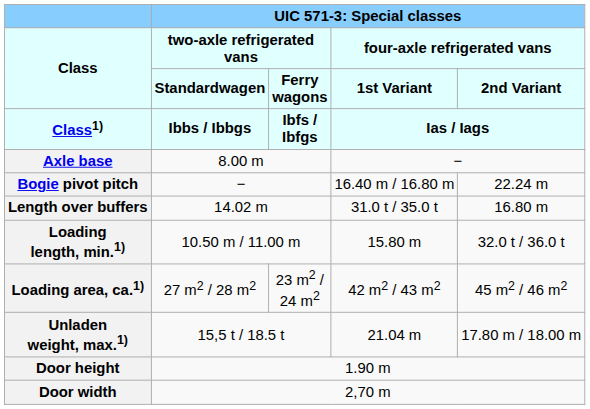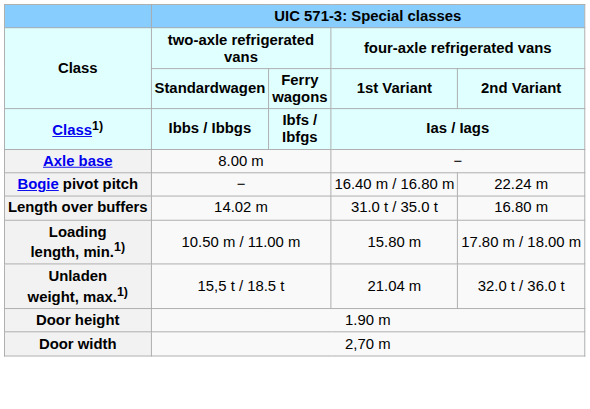(521, 242) 32.0 t / 36.0 t -> (521, 242) 17.80 m / 18.00 m
- row: (78, 288)
(521, 334) 17.80 m / 18.00 m -> (521, 286) 32.0 t / 36.0 t
